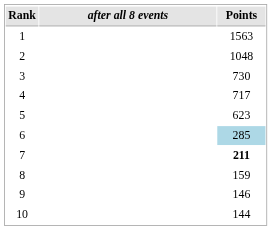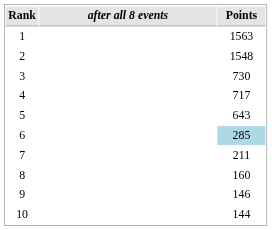(241, 56) 1048 -> (241, 56) 1548
(241, 115) 623 -> (241, 115) 643
(241, 155) bold -> (241, 155) normal
(241, 175) 159 -> (241, 175) 160
